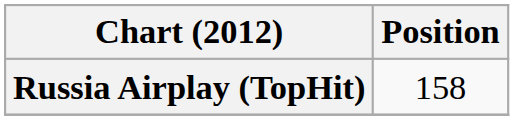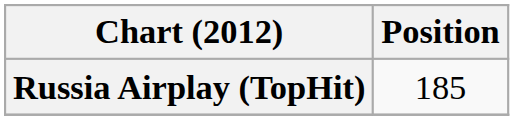(440, 86) 158 -> (440, 86) 185
